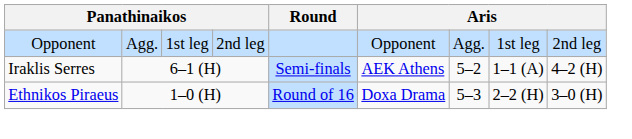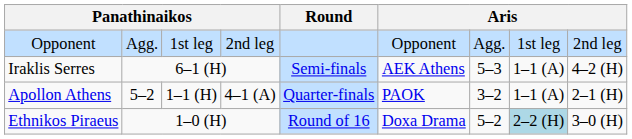(469, 69) 5–2 -> (489, 69) 5–3
+ row: (60, 95)
(469, 95) 5–3 -> (489, 120) 5–2
(518, 95) no background -> (539, 120) lightblue background
